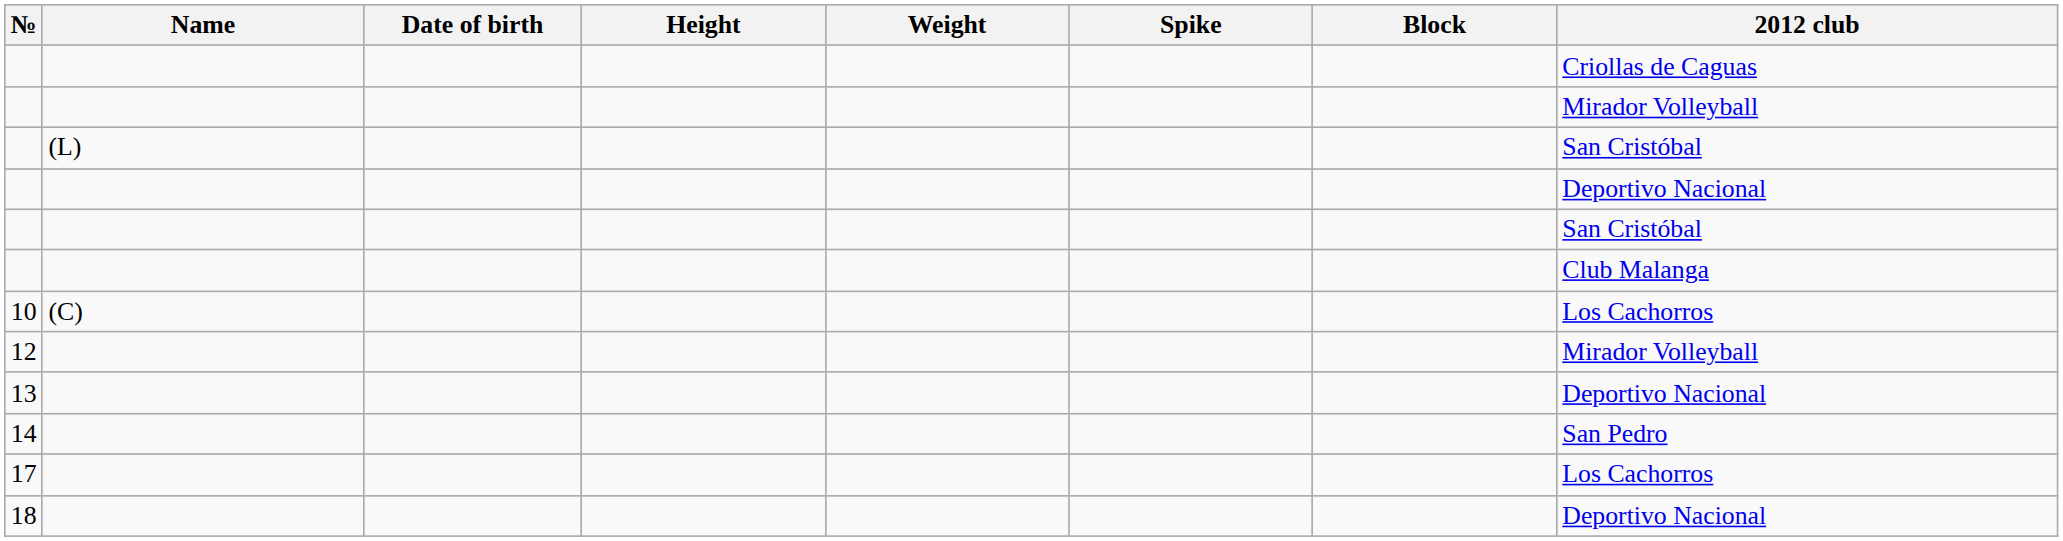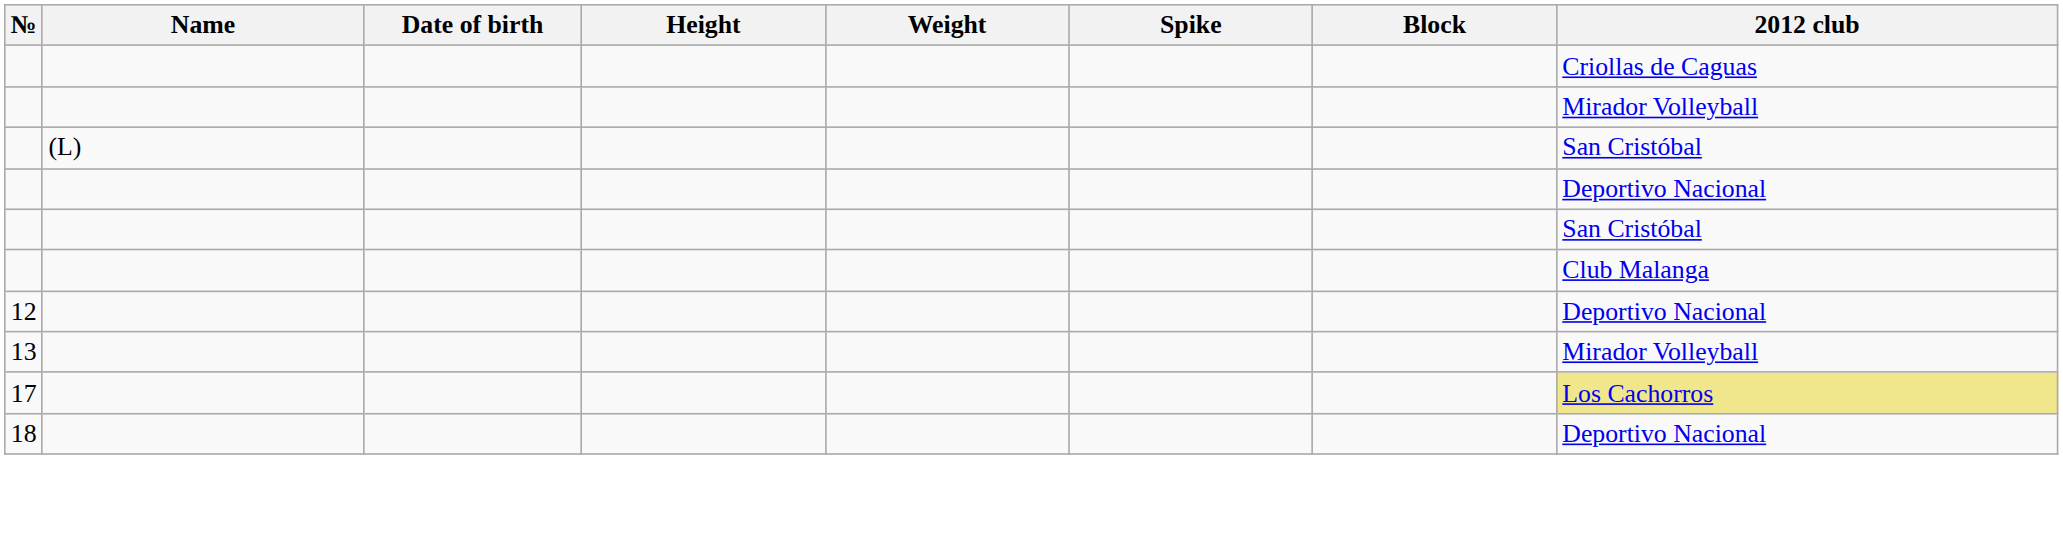- row: (24, 310)
(1660, 351) Mirador Volleyball -> (1664, 310) Deportivo Nacional
(1664, 392) Deportivo Nacional -> (1660, 351) Mirador Volleyball
- row: (24, 433)
(1638, 474) no background -> (1638, 392) khaki background
